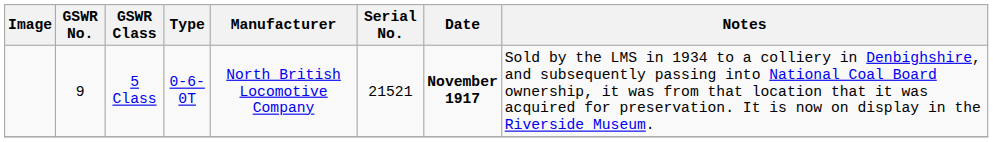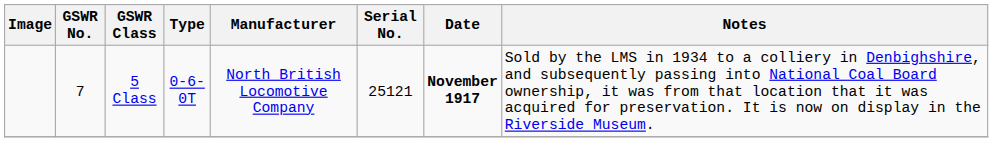(80, 91) 9 -> (80, 91) 7
(390, 91) 21521 -> (390, 91) 25121
